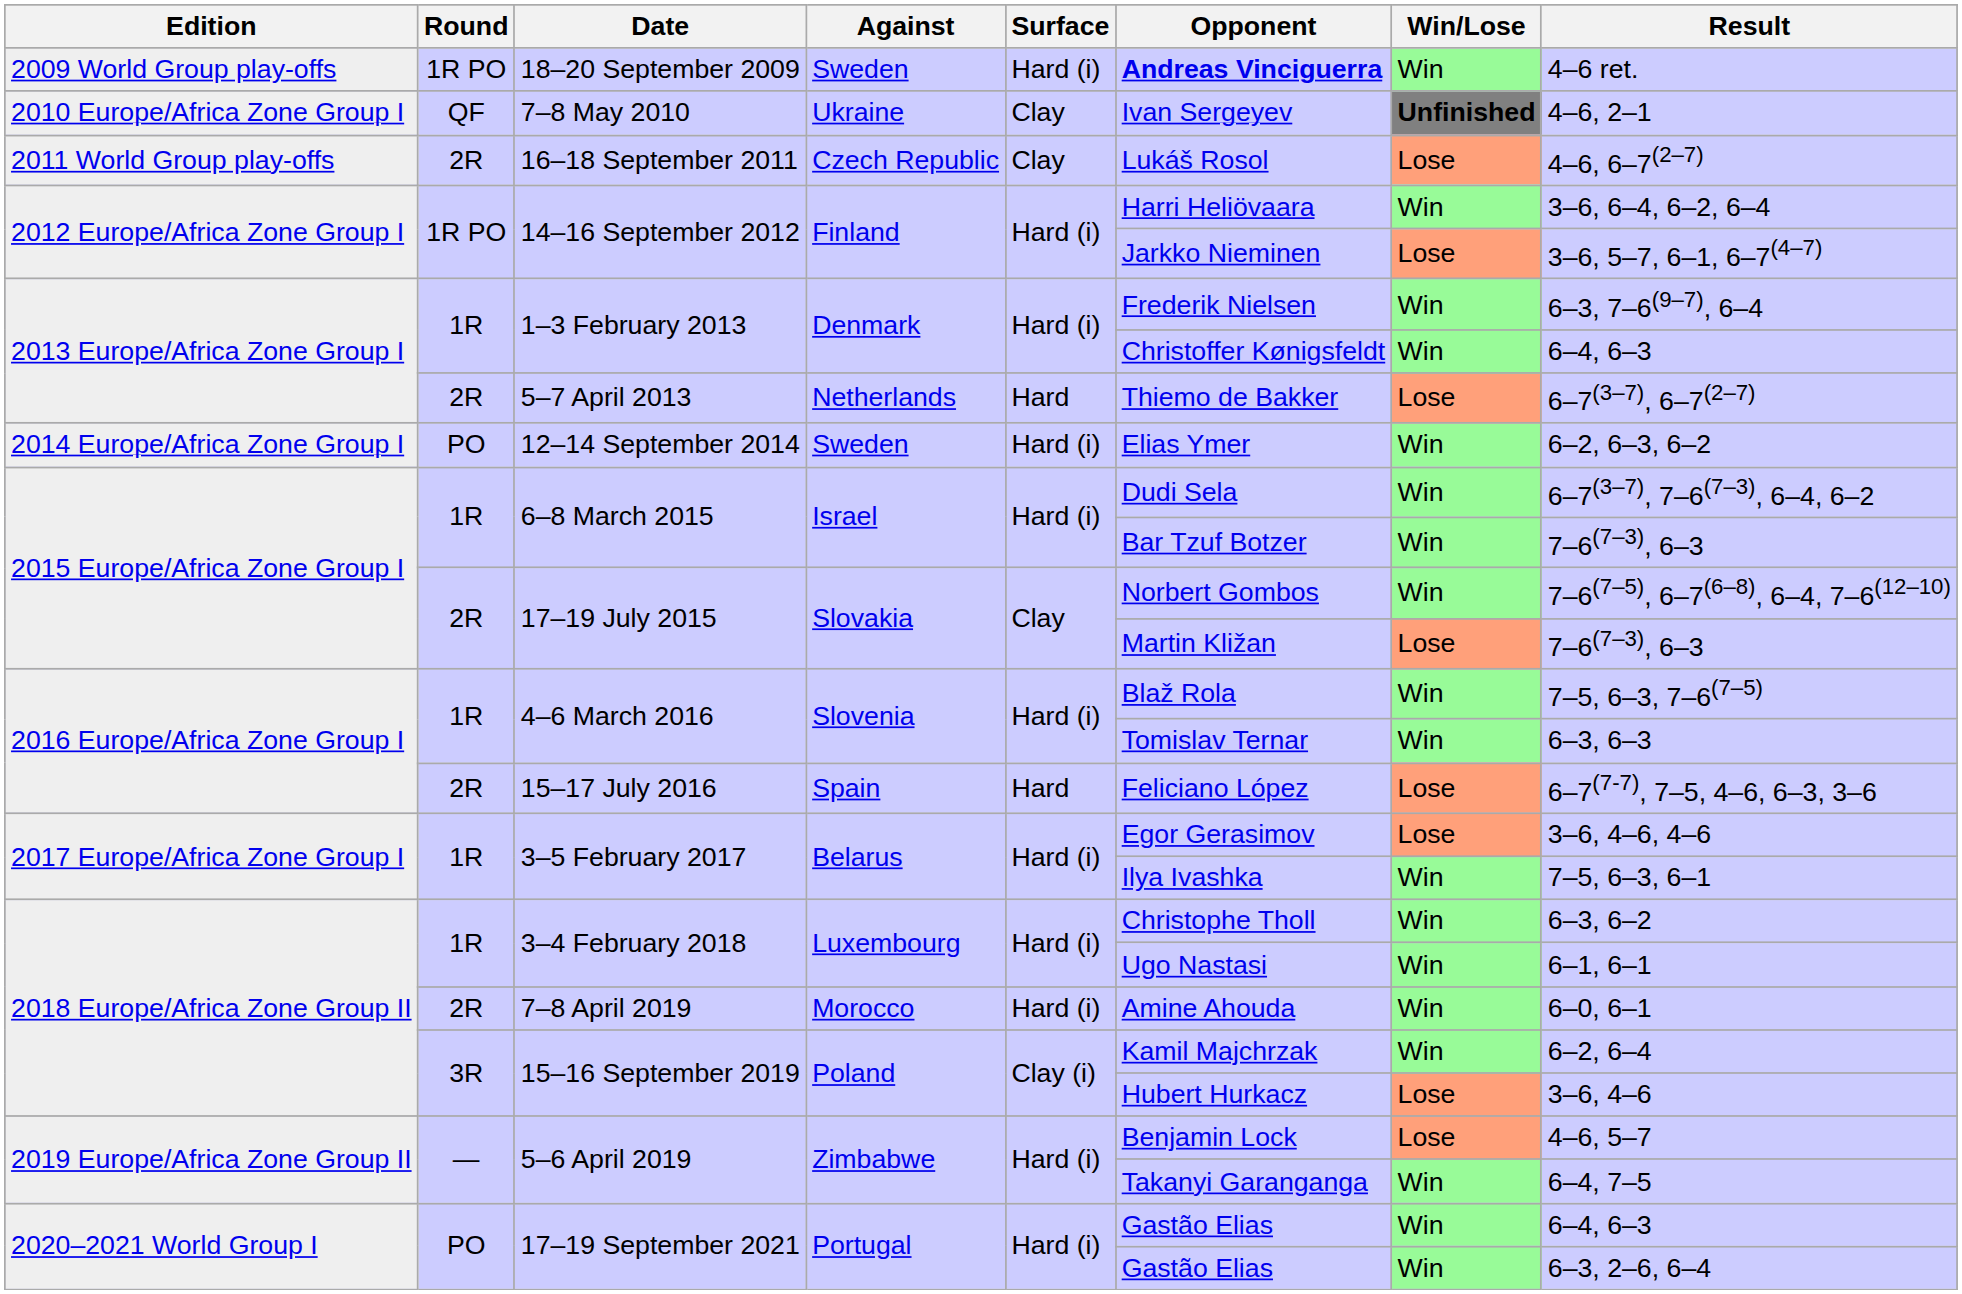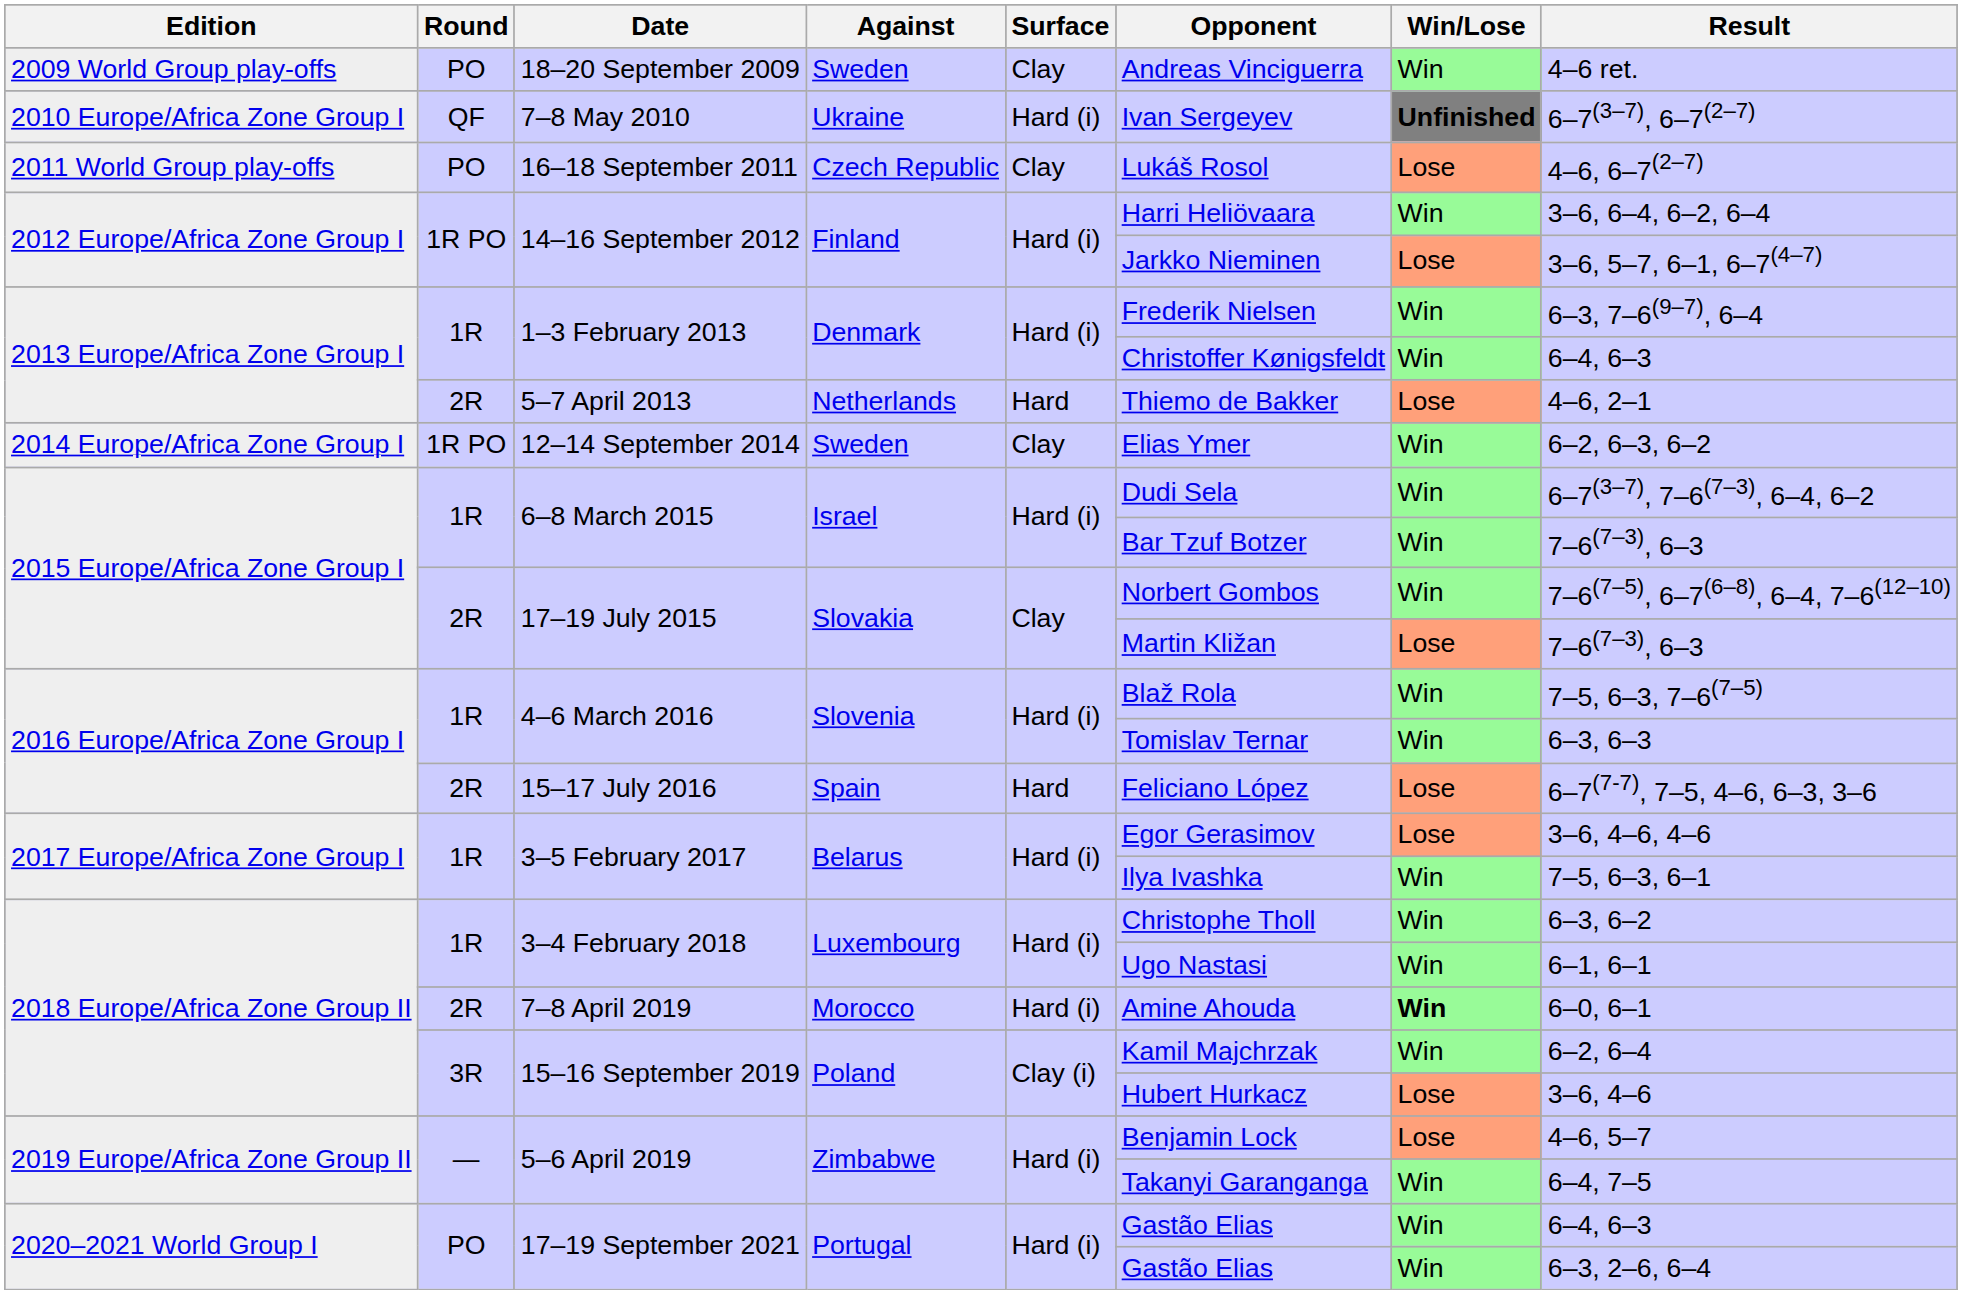(466, 68) 1R PO -> (466, 68) PO
(1056, 68) Hard (i) -> (1038, 68) Clay
(1252, 68) bold -> (1242, 68) normal
(1038, 112) Clay -> (1056, 115) Hard (i)
(1600, 112) 4–6, 2–1 -> (1652, 115) 6–7(3–7), 6–7(2–7)
(466, 159) 2R -> (466, 166) PO
(1652, 397) 6–7(3–7), 6–7(2–7) -> (1600, 400) 4–6, 2–1
(466, 444) PO -> (466, 444) 1R PO
(1056, 444) Hard (i) -> (1038, 444) Clay
(1421, 1007) normal -> (1422, 1007) bold
